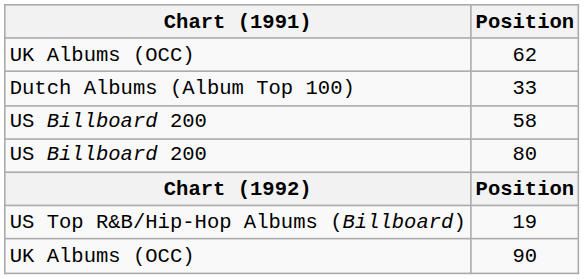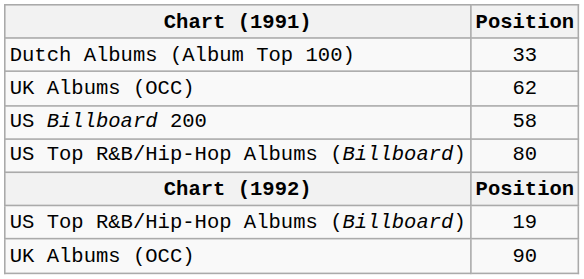rows swapped: (525, 88) <-> (525, 55)
(108, 155) US Billboard 200 -> (238, 155) US Top R&B/Hip-Hop Albums (Billboard)
